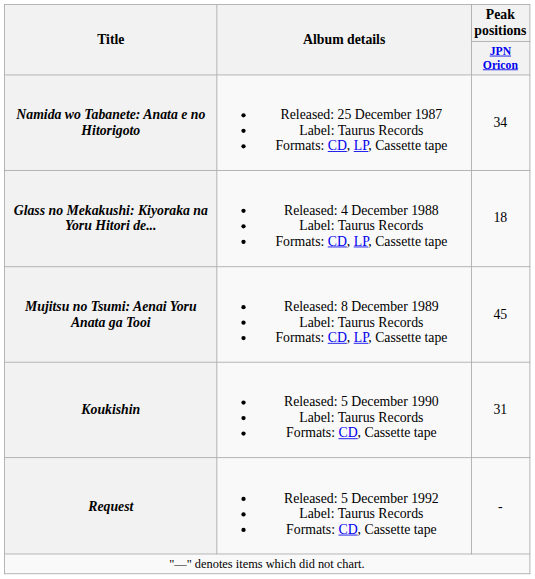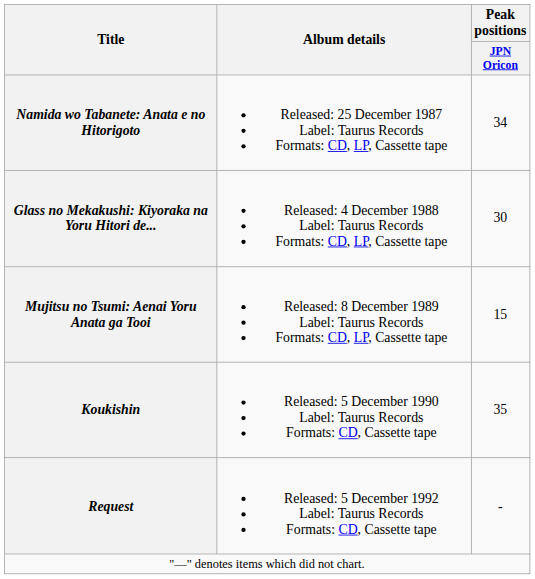(500, 218) 18 -> (500, 218) 30
(500, 314) 45 -> (500, 314) 15
(500, 410) 31 -> (500, 410) 35
